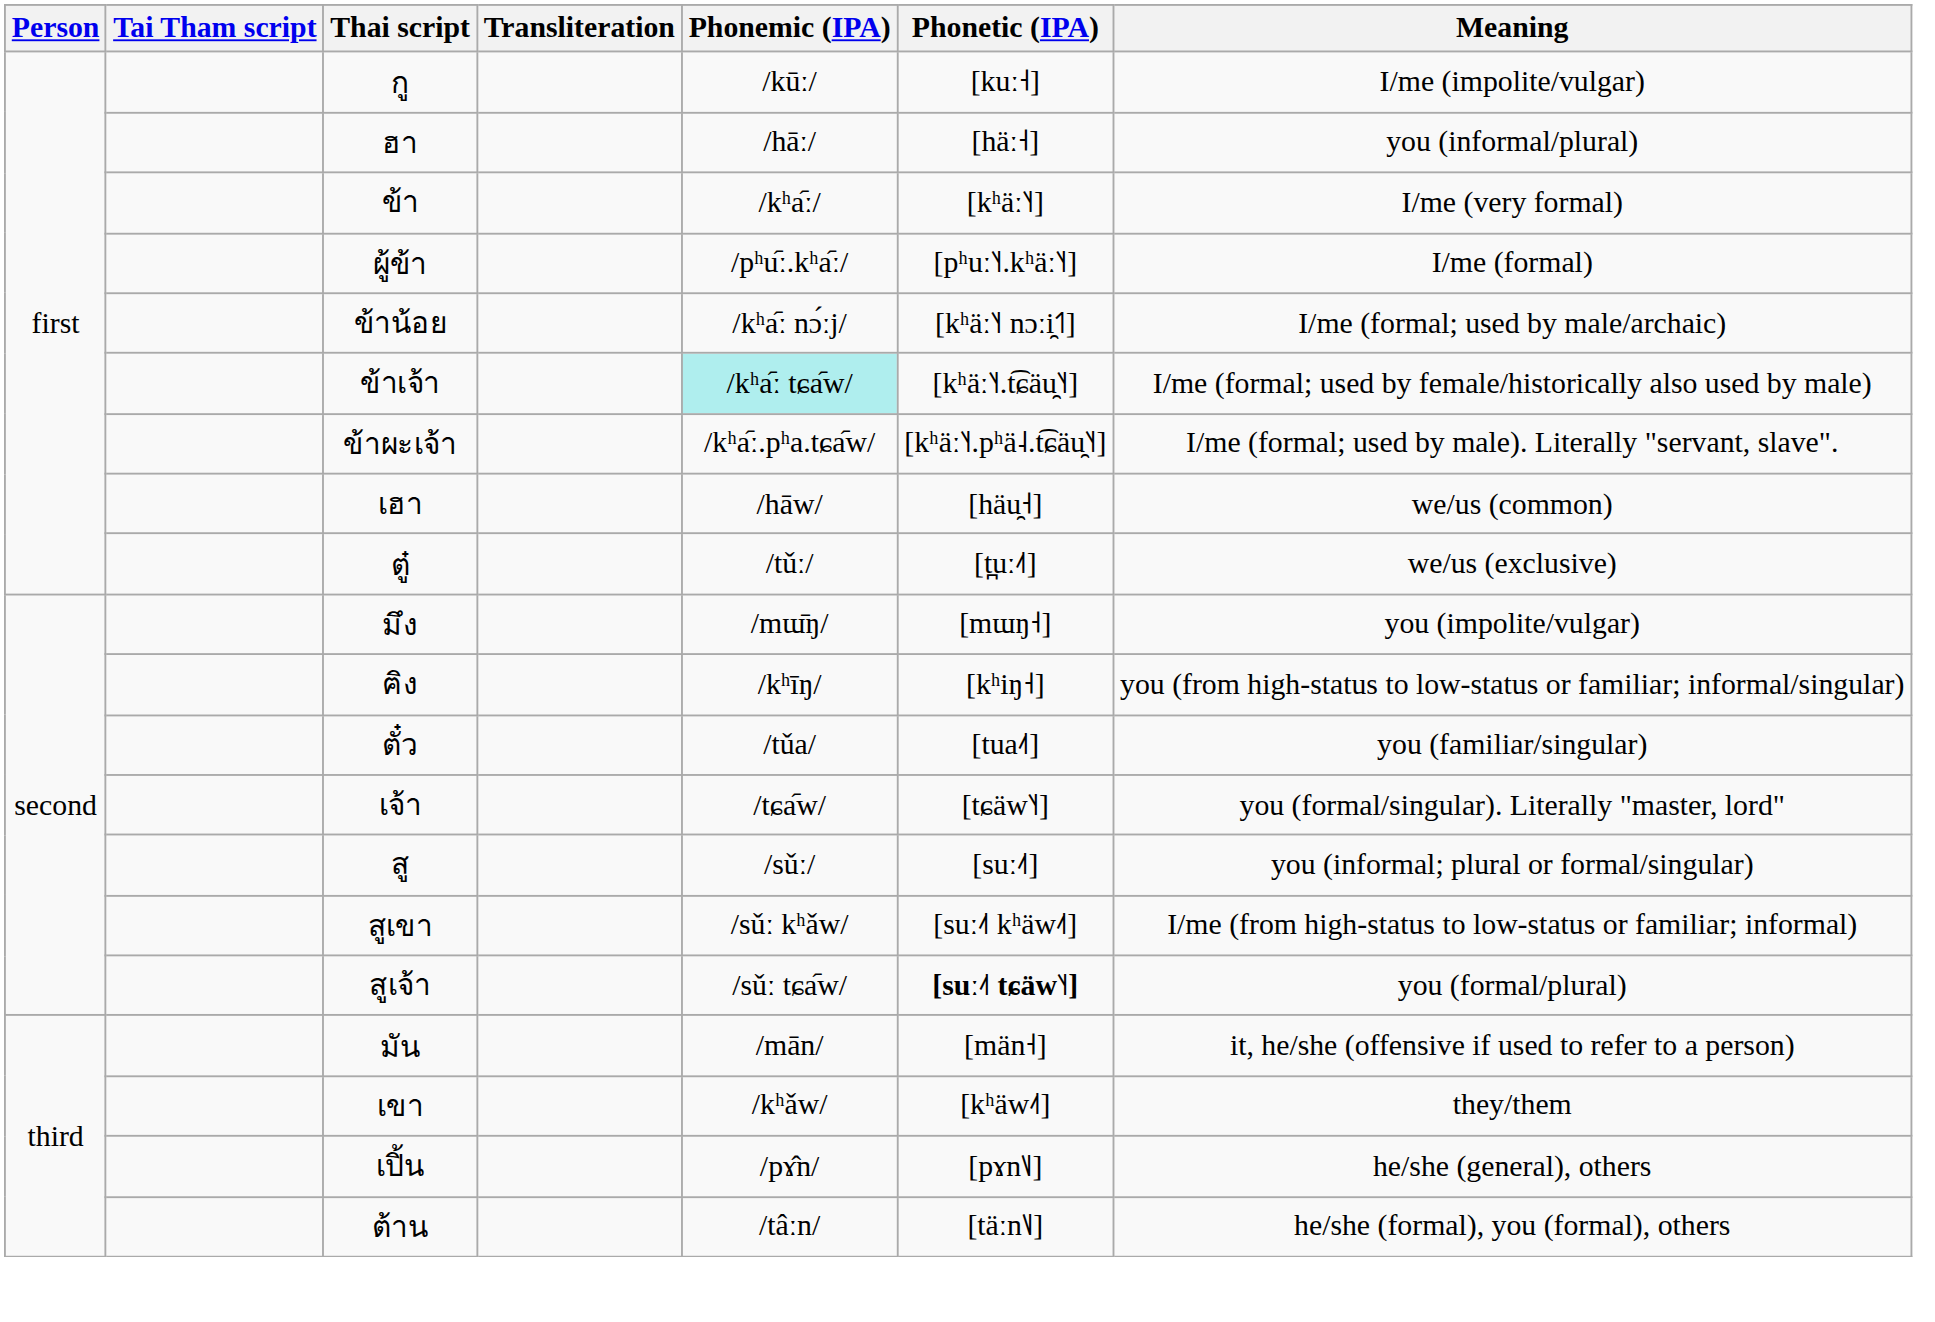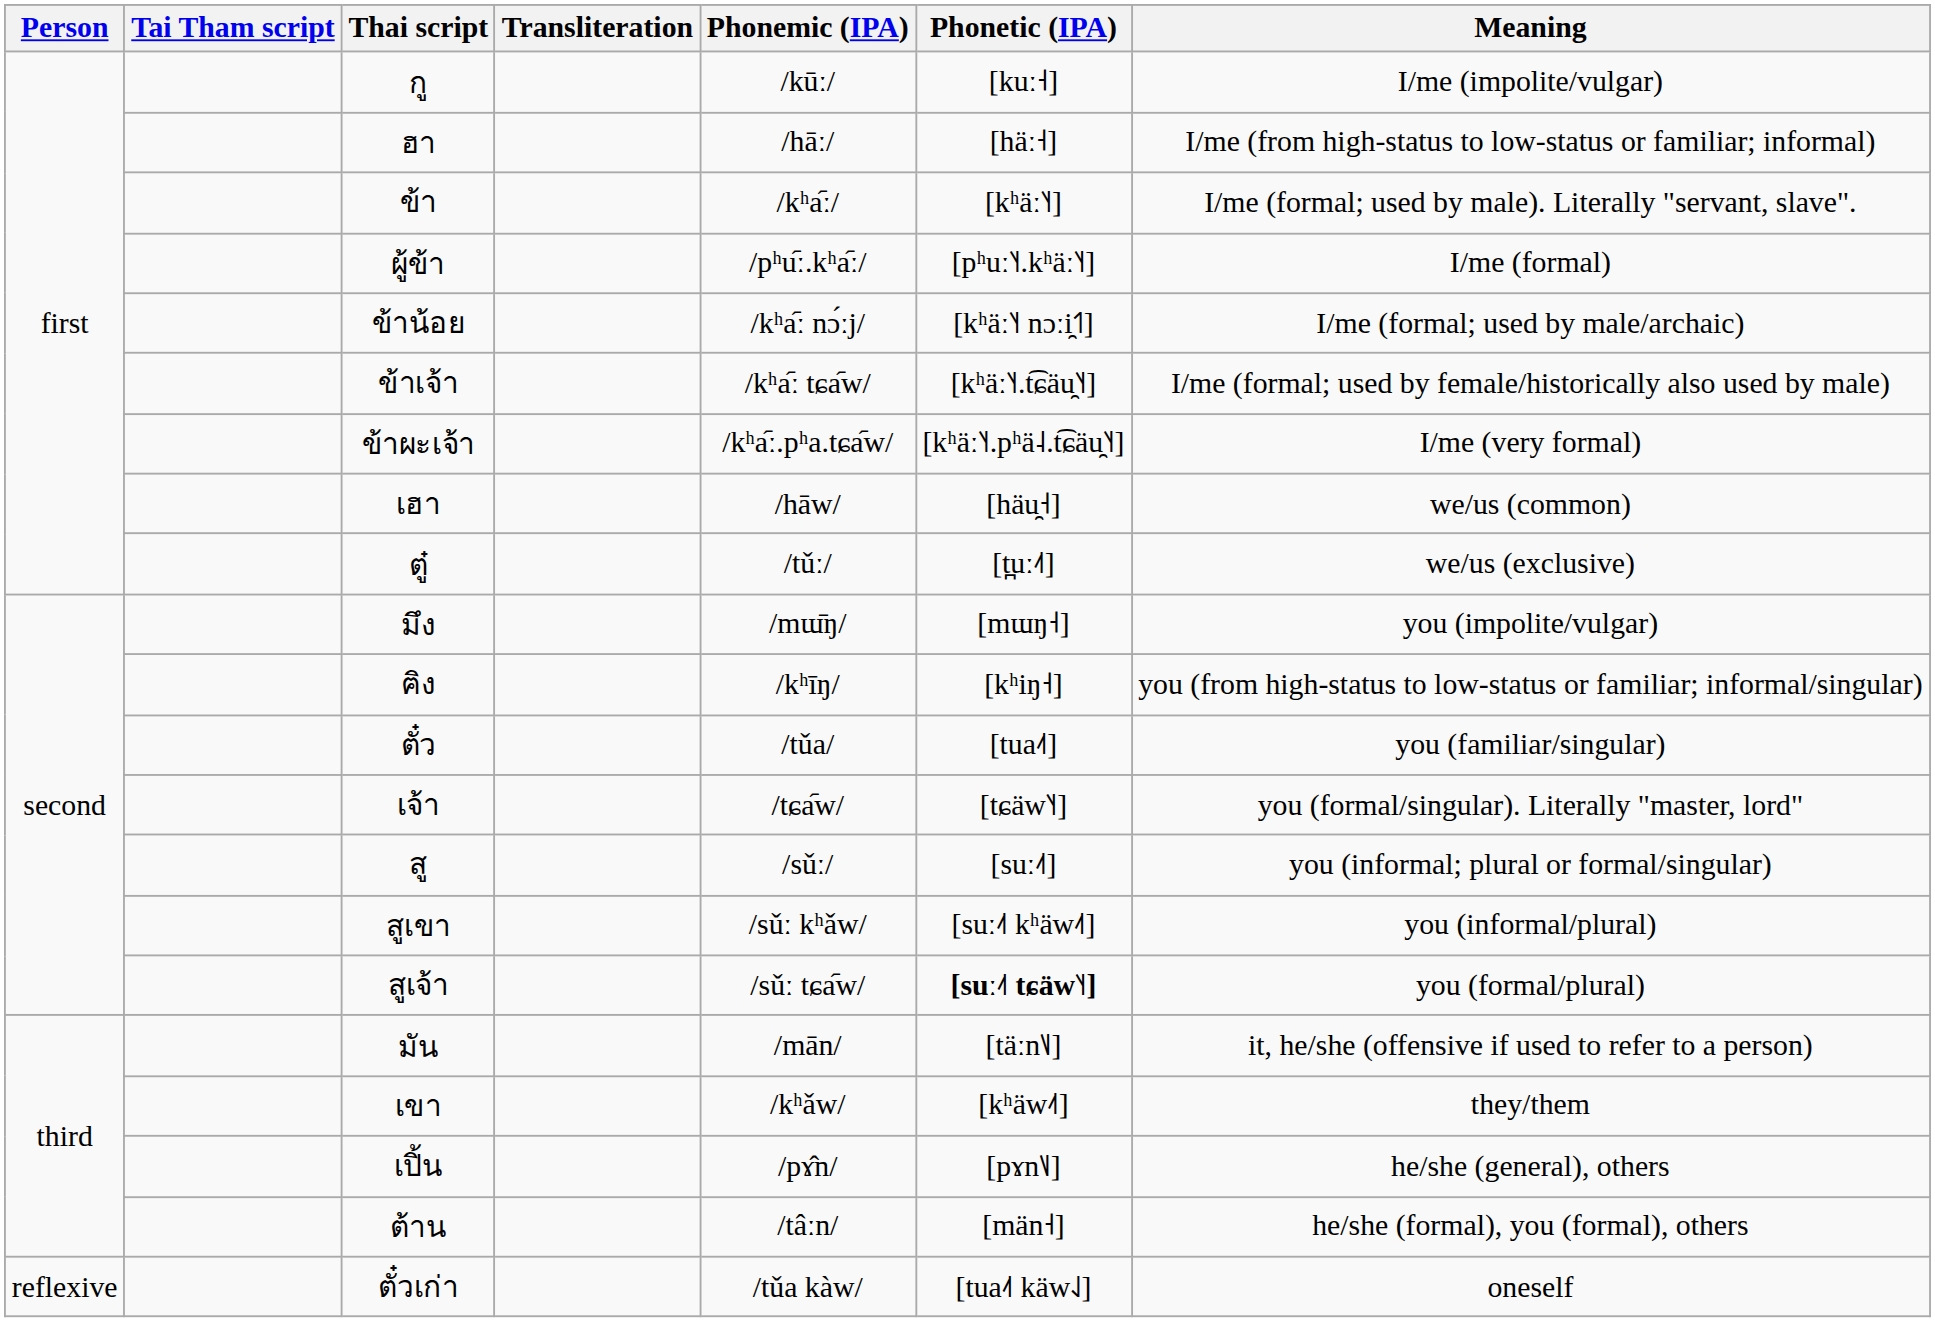(1512, 142) you (informal/plural) -> (1530, 142) I/me (from high-status to low-status or familiar; informal)
(1512, 202) I/me (very formal) -> (1530, 202) I/me (formal; used by male). Literally "servant, slave".
(790, 382) paleturquoise background -> (808, 382) no background
(1512, 443) I/me (formal; used by male). Literally "servant, slave". -> (1530, 443) I/me (very formal)
(1512, 924) I/me (from high-status to low-status or familiar; informal) -> (1530, 924) you (informal/plural)
(1005, 1045) [män˧] -> (1023, 1045) [täːn˥˩]
(1005, 1225) [täːn˥˩] -> (1023, 1225) [män˧]
+ row: (418, 1287)
